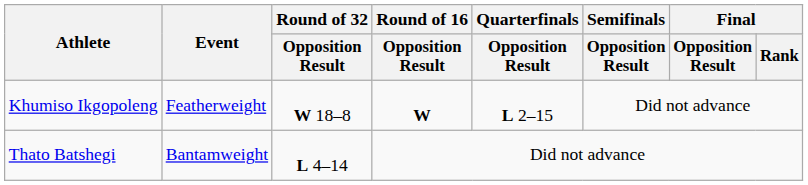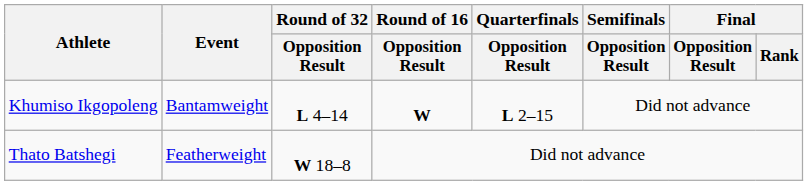(216, 105) Featherweight -> (217, 105) Bantamweight
(322, 116) W 18–8 -> (322, 116) L 4–14
(217, 155) Bantamweight -> (216, 155) Featherweight
(322, 165) L 4–14 -> (322, 165) W 18–8
